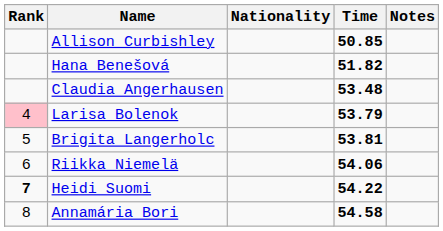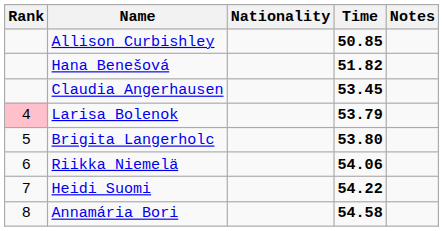(360, 91) 53.48 -> (360, 91) 53.45
(360, 140) 53.81 -> (360, 140) 53.80
(26, 189) bold -> (26, 189) normal
